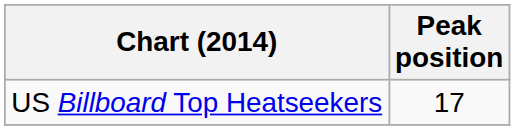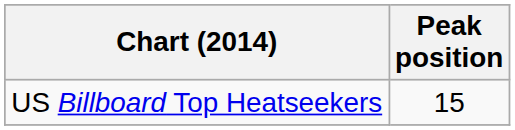(449, 102) 17 -> (449, 102) 15
